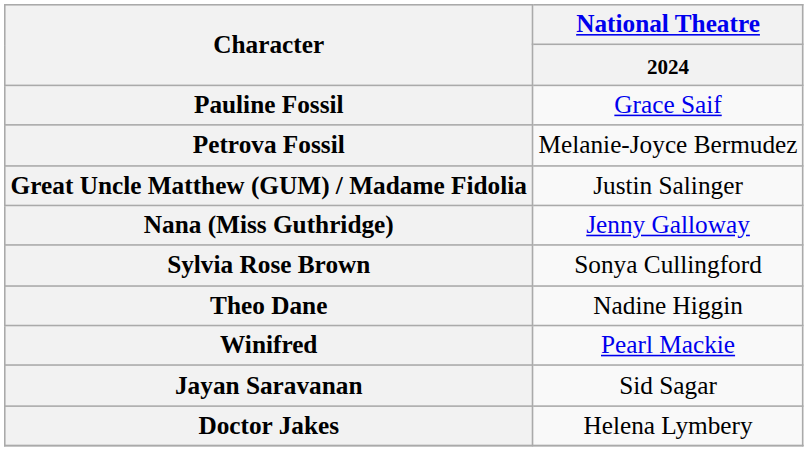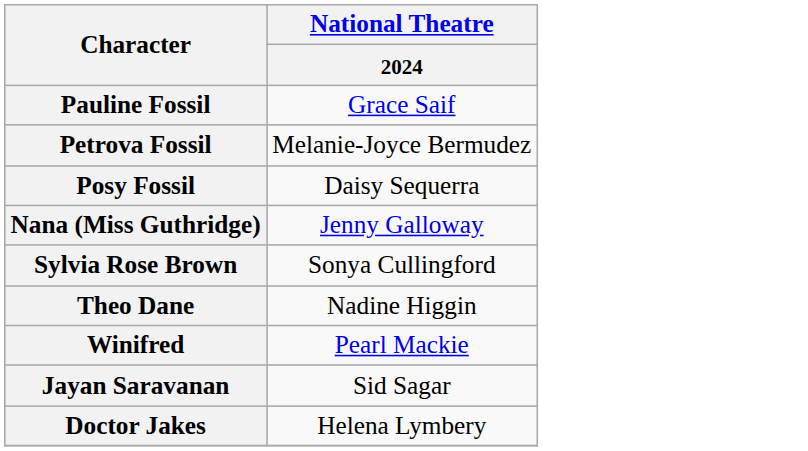+ row: (136, 184)
- row: (269, 184)
